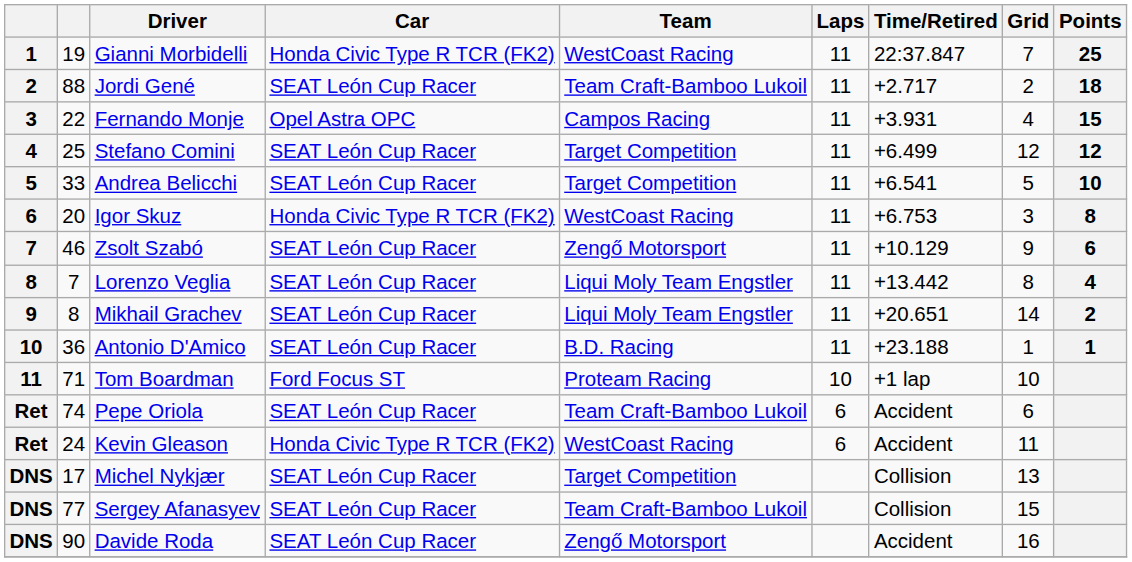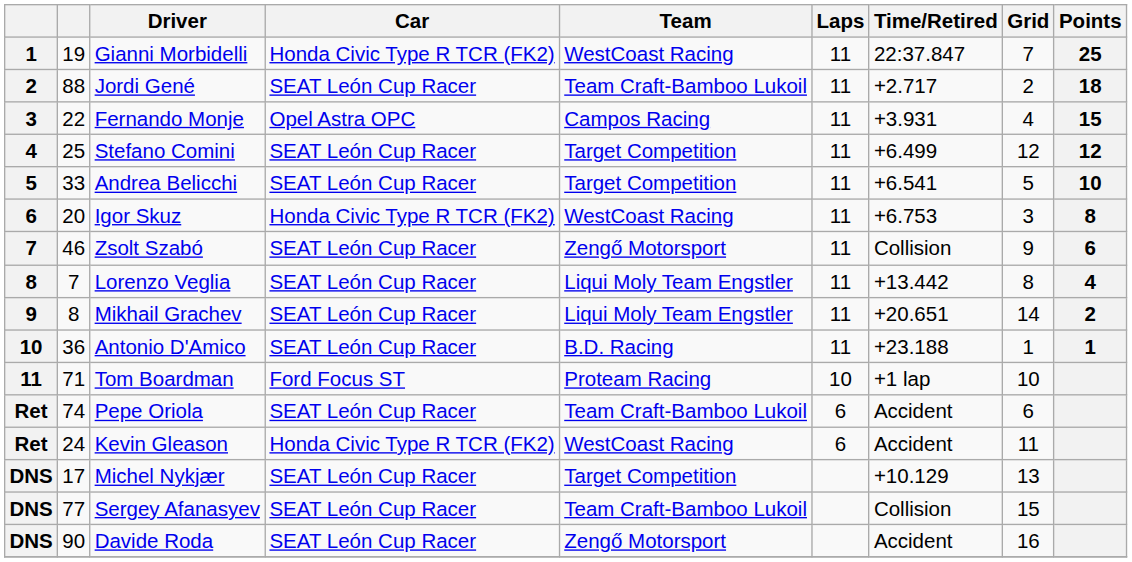(911, 248) +10.129 -> (913, 248) Collision
(913, 476) Collision -> (911, 476) +10.129
